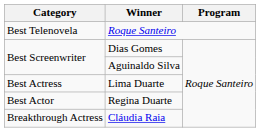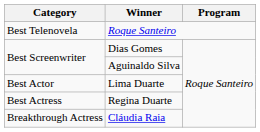(34, 83) Best Actress -> (30, 83) Best Actor
(30, 100) Best Actor -> (34, 100) Best Actress
